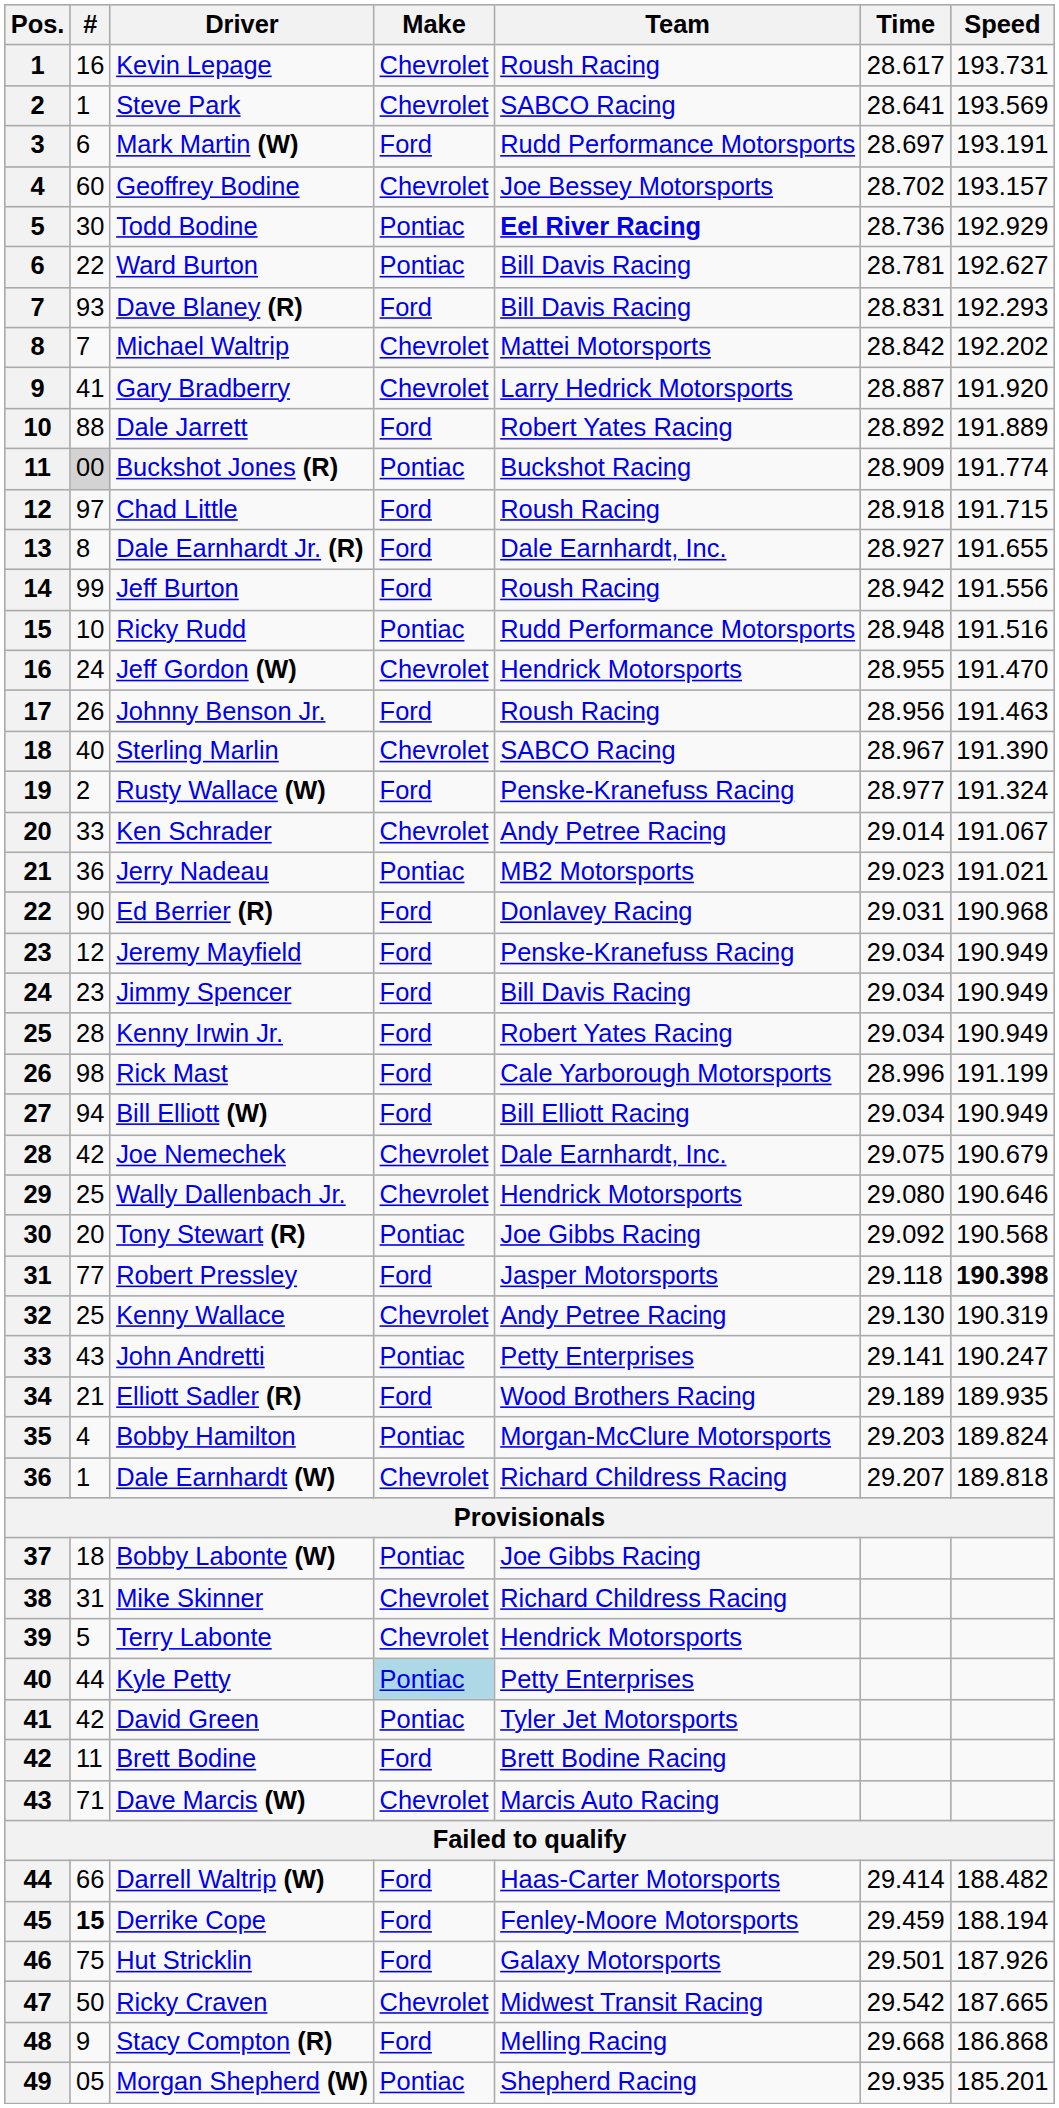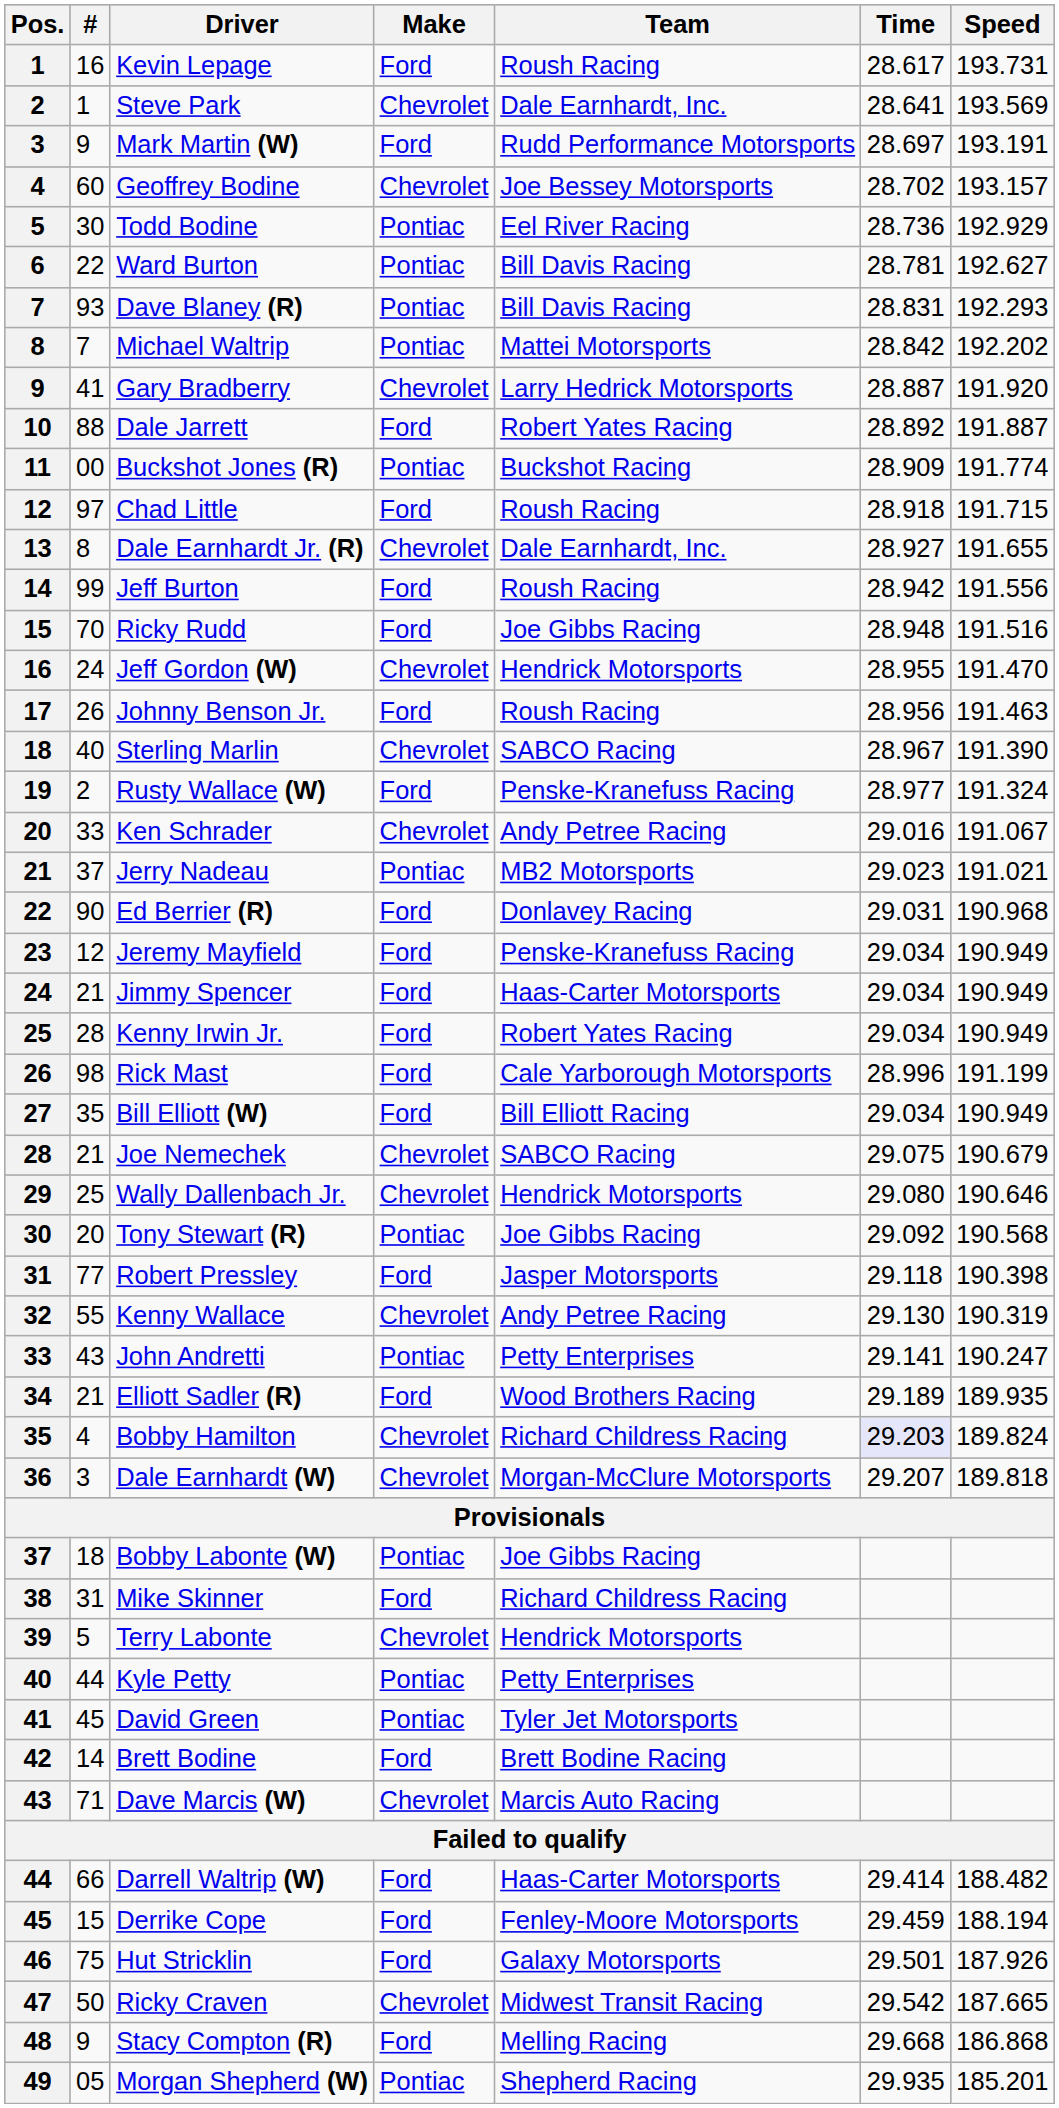(434, 65) Chevrolet -> (406, 65) Ford
(588, 105) SABCO Racing -> (613, 105) Dale Earnhardt, Inc.
(83, 145) 6 -> (83, 145) 9
(601, 226) bold -> (595, 226) normal
(406, 307) Ford -> (422, 307) Pontiac
(434, 347) Chevrolet -> (422, 347) Pontiac
(1002, 428) 191.889 -> (1002, 428) 191.887
(90, 468) lightgrey background -> (90, 468) no background
(406, 549) Ford -> (434, 549) Chevrolet
(90, 629) 10 -> (90, 629) 70
(422, 629) Pontiac -> (406, 629) Ford
(678, 629) Rudd Performance Motorsports -> (601, 629) Joe Gibbs Racing
(906, 831) 29.014 -> (906, 831) 29.016
(90, 871) 36 -> (90, 871) 37
(90, 992) 23 -> (90, 992) 21
(596, 992) Bill Davis Racing -> (640, 992) Haas-Carter Motorsports
(90, 1114) 94 -> (90, 1114) 35
(90, 1154) 42 -> (90, 1154) 21
(613, 1154) Dale Earnhardt, Inc. -> (588, 1154) SABCO Racing
(1002, 1275) bold -> (1002, 1275) normal
(90, 1315) 25 -> (90, 1315) 55
(422, 1436) Pontiac -> (434, 1436) Chevrolet
(666, 1436) Morgan-McClure Motorsports -> (644, 1436) Richard Childress Racing
(906, 1436) no background -> (906, 1436) lavender background
(83, 1477) 1 -> (83, 1477) 3
(644, 1477) Richard Childress Racing -> (666, 1477) Morgan-McClure Motorsports
(434, 1598) Chevrolet -> (406, 1598) Ford
(422, 1678) lightblue background -> (422, 1678) no background
(90, 1719) 42 -> (90, 1719) 45
(89, 1759) 11 -> (90, 1759) 14
(90, 1920) bold -> (90, 1920) normal
